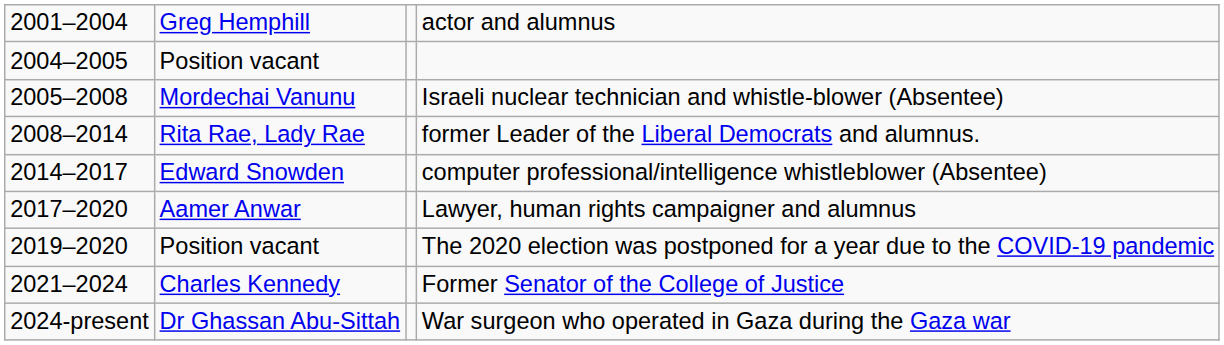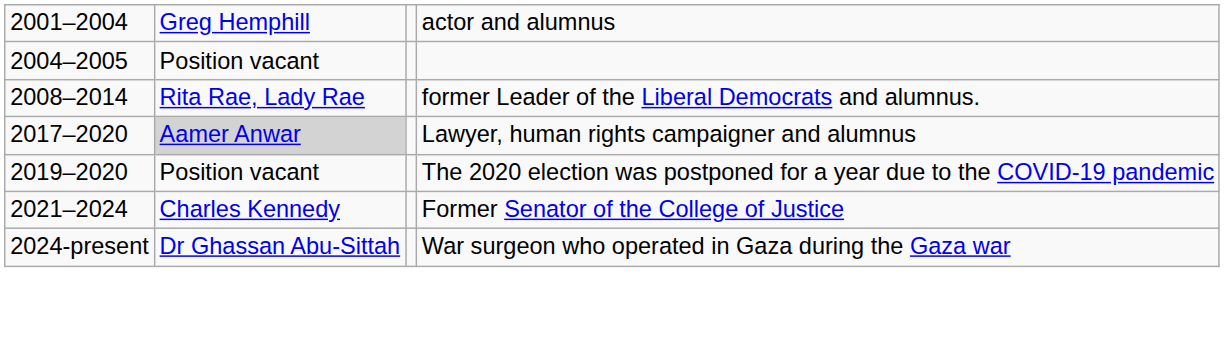- row: (713, 97)
- row: (734, 172)
(230, 209) no background -> (230, 135) lightgrey background
